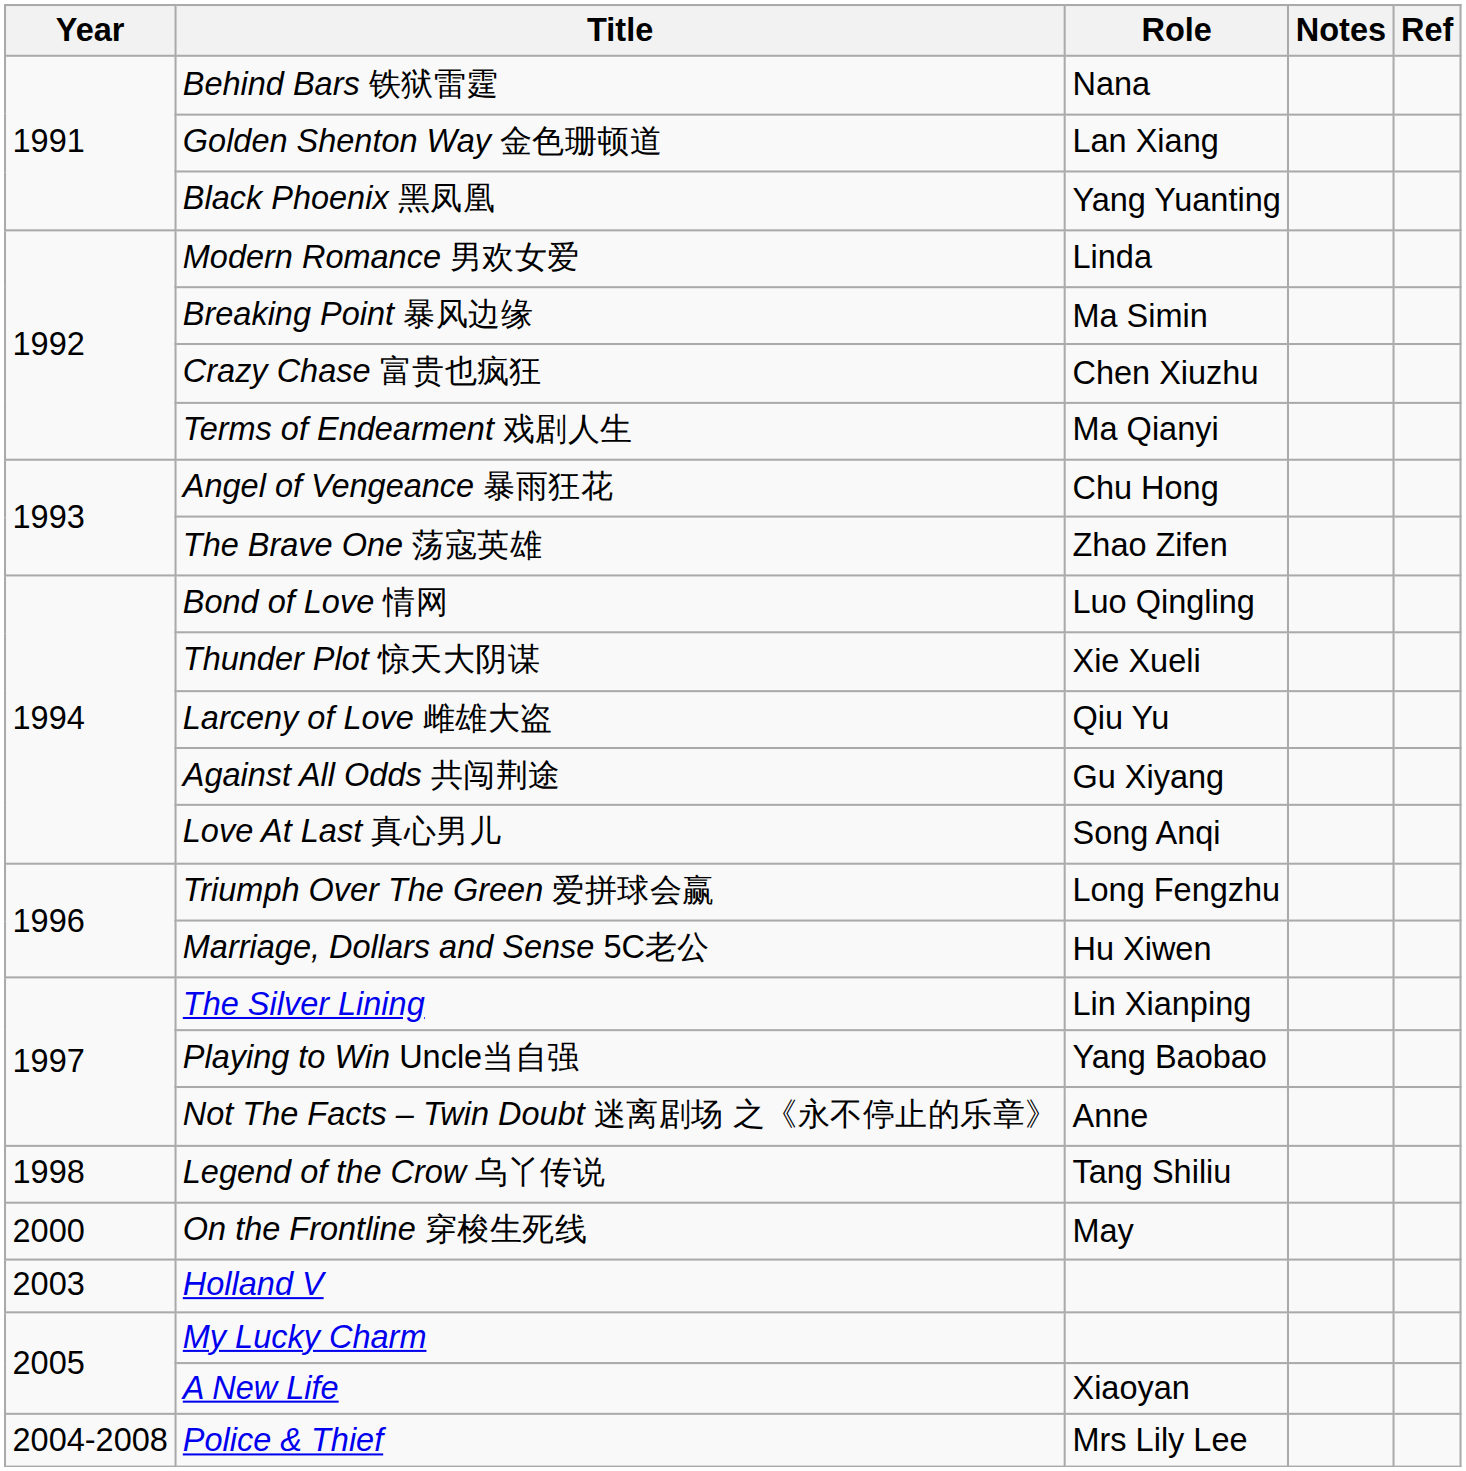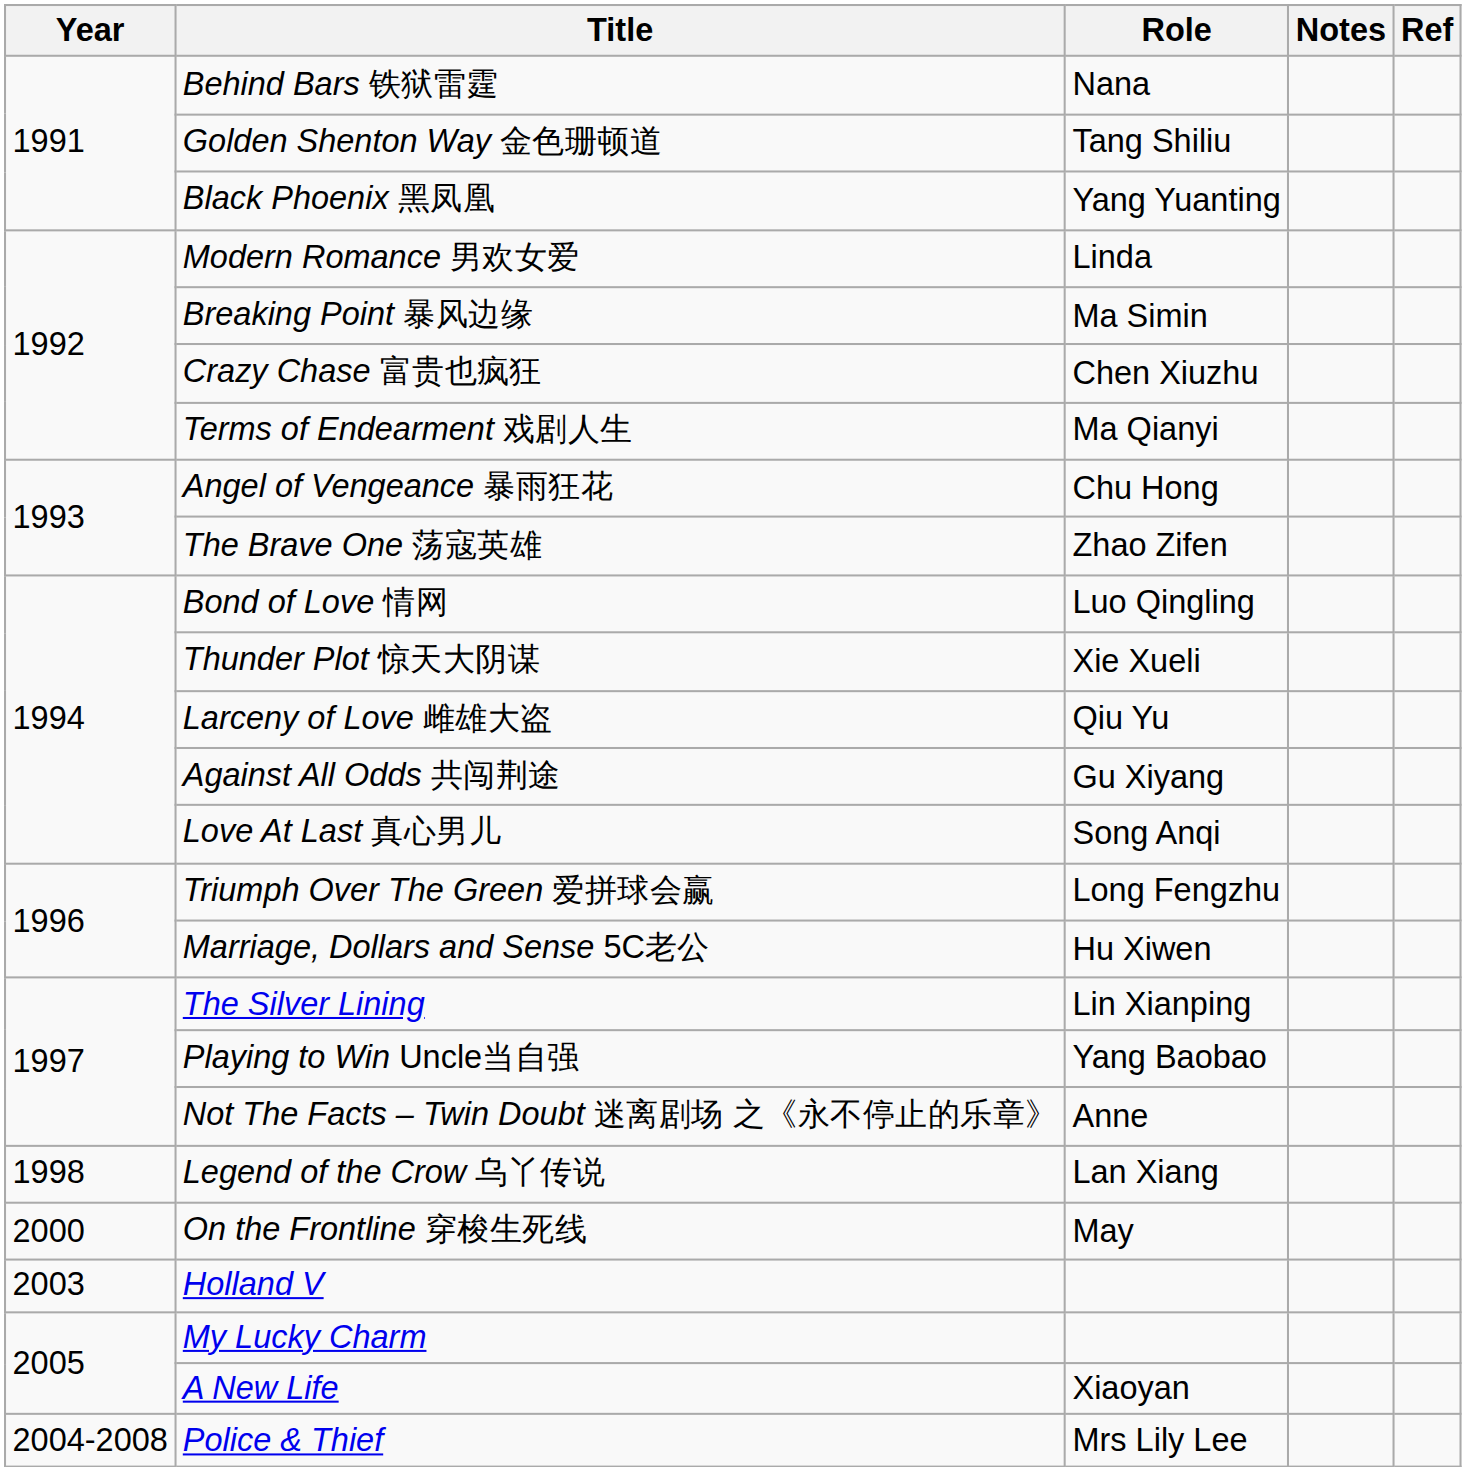(1146, 142) Lan Xiang -> (1152, 142) Tang Shiliu
(1152, 1173) Tang Shiliu -> (1146, 1173) Lan Xiang
